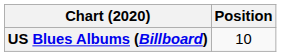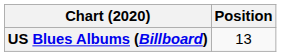(244, 39) 10 -> (244, 39) 13
